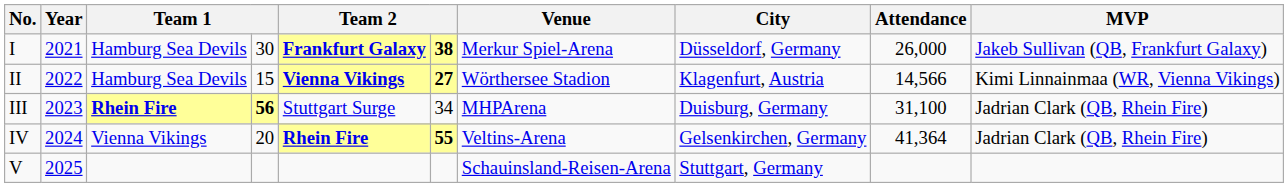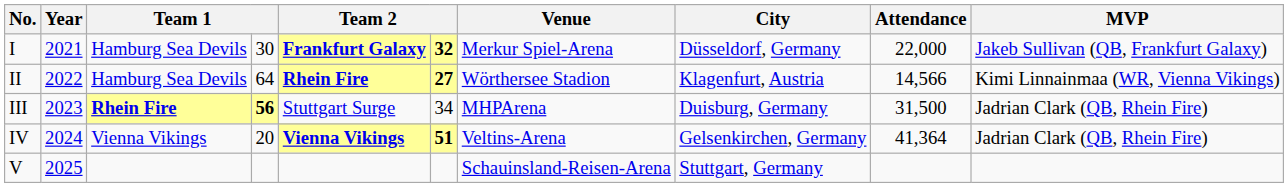(444, 49) 38 -> (444, 49) 32
(921, 49) 26,000 -> (921, 49) 22,000
(265, 78) 15 -> (265, 78) 64
(344, 78) Vienna Vikings -> (325, 78) Rhein Fire
(921, 108) 31,100 -> (921, 108) 31,500
(325, 138) Rhein Fire -> (344, 138) Vienna Vikings
(444, 138) 55 -> (444, 138) 51
